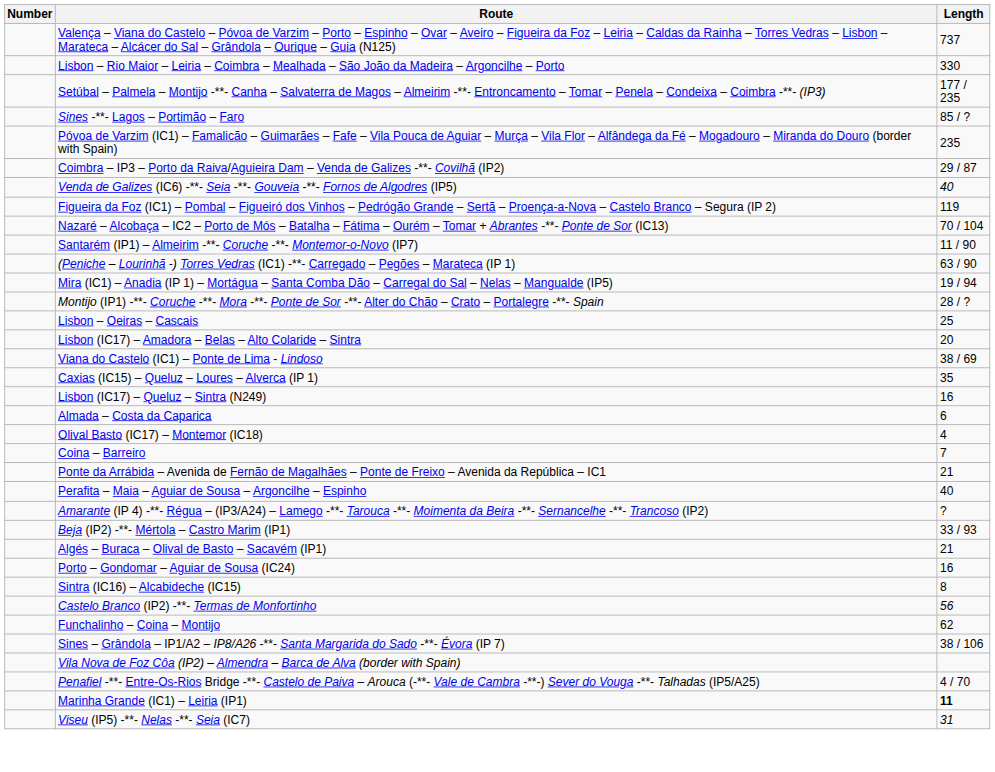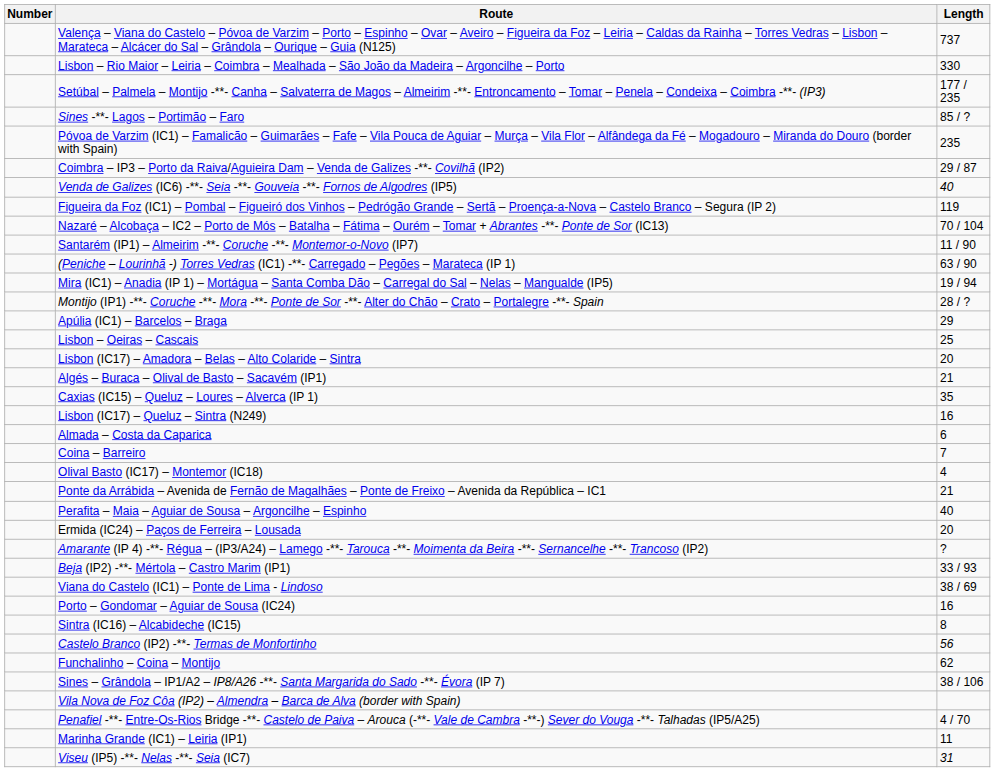+ row: (142, 320)
rows swapped: (192, 548) <-> (190, 358)
rows swapped: (102, 453) <-> (160, 434)
+ row: (179, 529)
(946, 701) bold -> (946, 739) normal
